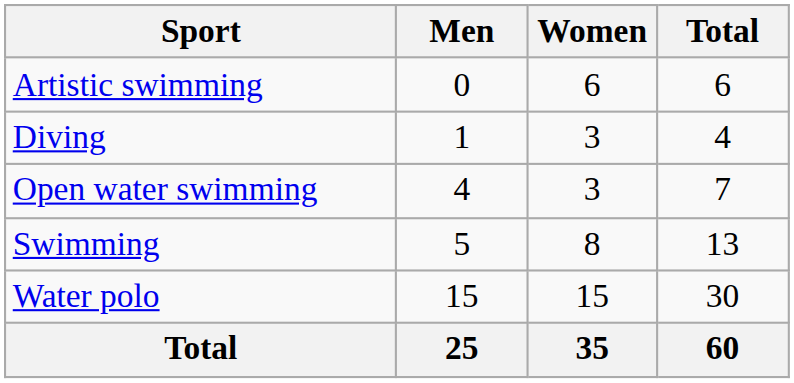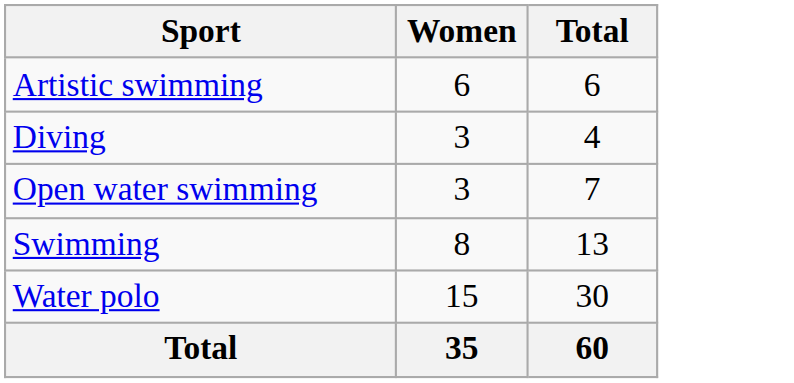- column: (462, 31)
